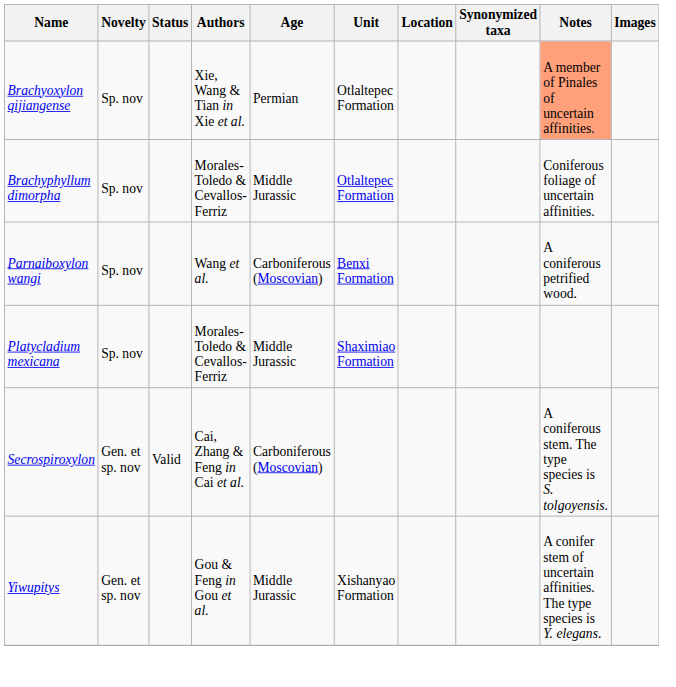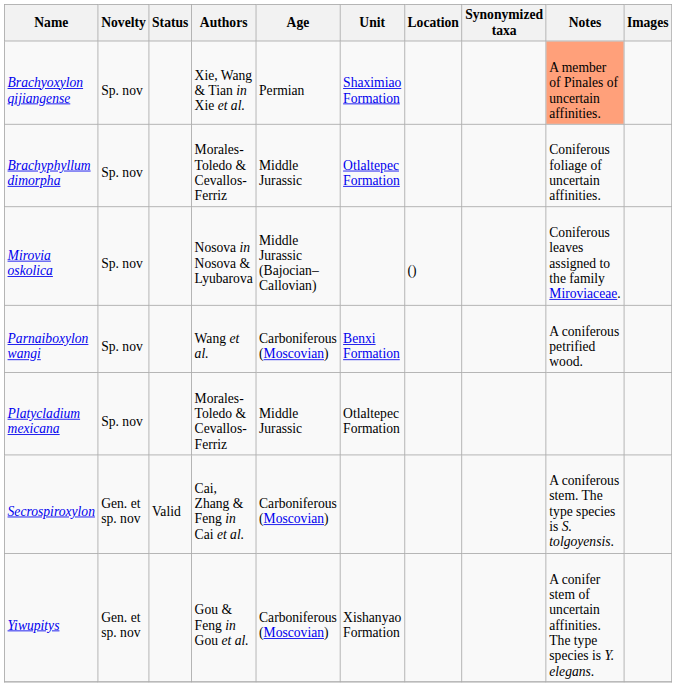(365, 98) Otlaltepec Formation -> (372, 90) Shaximiao Formation
+ row: (30, 263)
(366, 354) Shaximiao Formation -> (371, 421) Otlaltepec Formation
(275, 588) Middle Jurassic -> (298, 625) Carboniferous (Moscovian)
